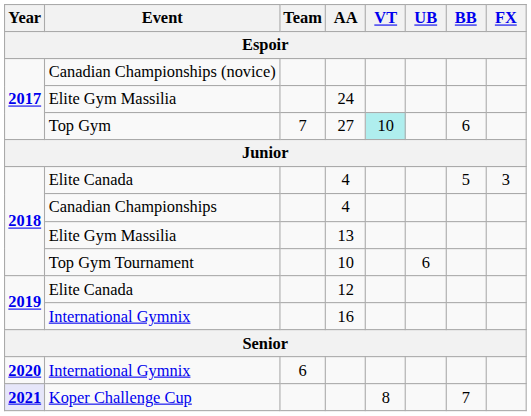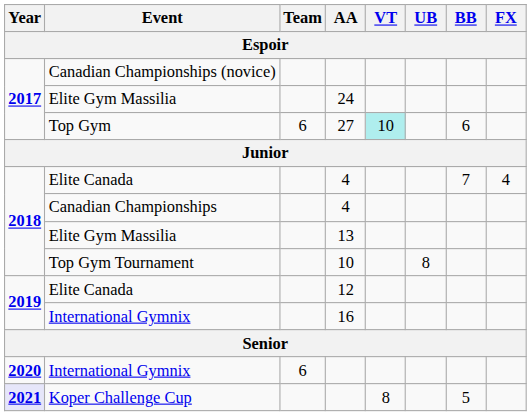(303, 126) 7 -> (303, 126) 6
(466, 180) 5 -> (466, 180) 7
(506, 180) 3 -> (506, 180) 4
(426, 261) 6 -> (426, 261) 8
(466, 397) 7 -> (466, 397) 5
